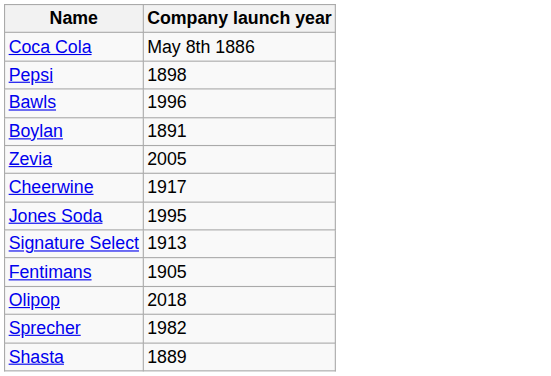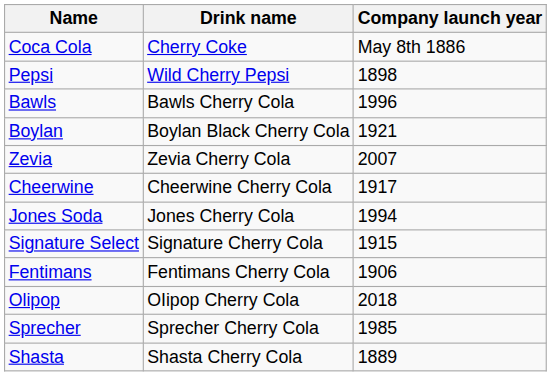+ column: (248, 18)
(167, 131) 1891 -> (377, 131) 1921
(167, 159) 2005 -> (377, 159) 2007
(167, 215) 1995 -> (377, 215) 1994
(167, 243) 1913 -> (377, 243) 1915
(167, 272) 1905 -> (377, 272) 1906
(167, 328) 1982 -> (377, 328) 1985
